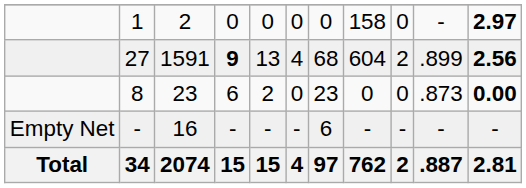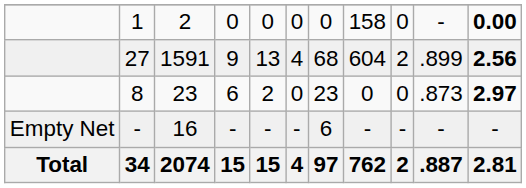(495, 22) 2.97 -> (495, 22) 0.00
(233, 57) bold -> (233, 57) normal
(495, 93) 0.00 -> (495, 93) 2.97
